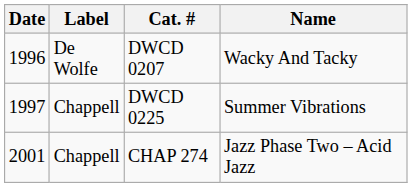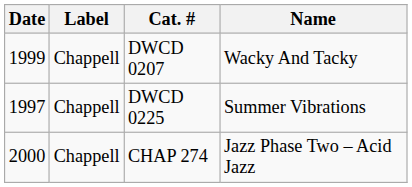(27, 58) 1996 -> (27, 58) 1999
(76, 58) De Wolfe -> (87, 58) Chappell
(27, 157) 2001 -> (27, 157) 2000
